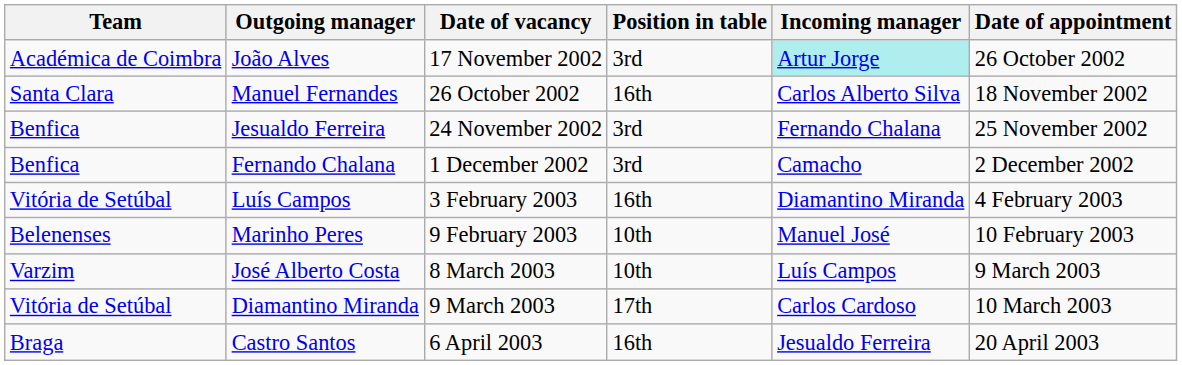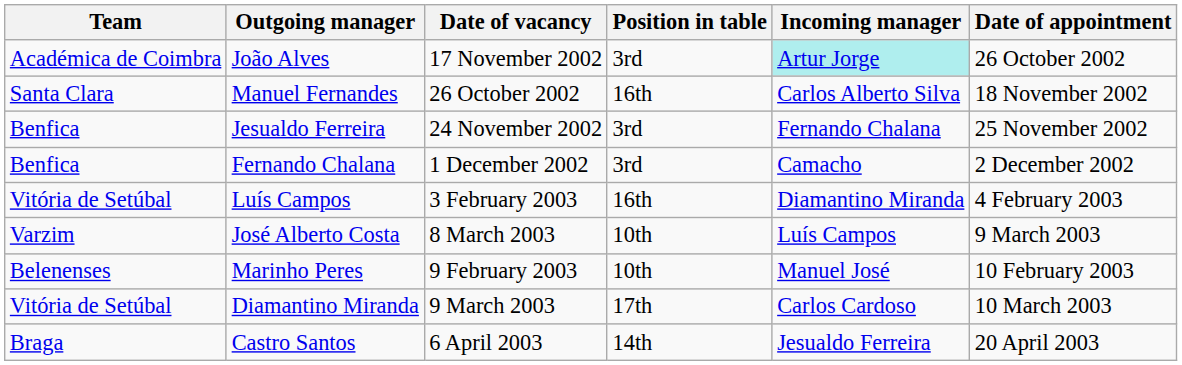rows swapped: (297, 235) <-> (316, 270)
(632, 341) 16th -> (632, 341) 14th
